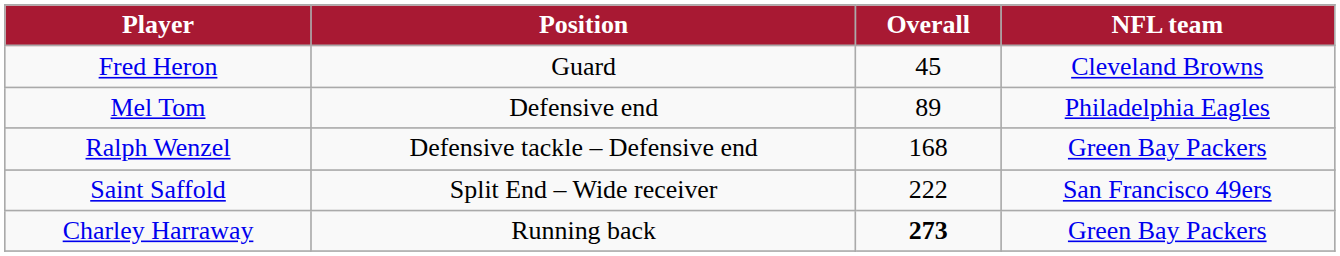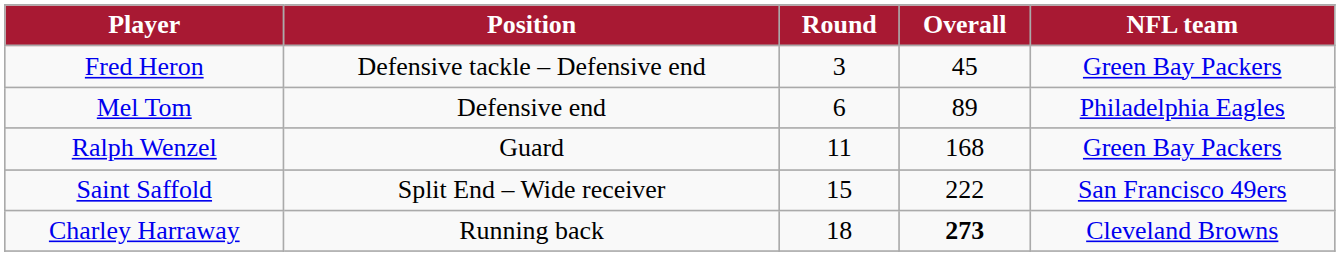+ column: (839, 25)
(584, 66) Guard -> (532, 66) Defensive tackle – Defensive end
(1167, 66) Cleveland Browns -> (1182, 66) Green Bay Packers
(584, 148) Defensive tackle – Defensive end -> (532, 148) Guard
(1167, 230) Green Bay Packers -> (1182, 230) Cleveland Browns
